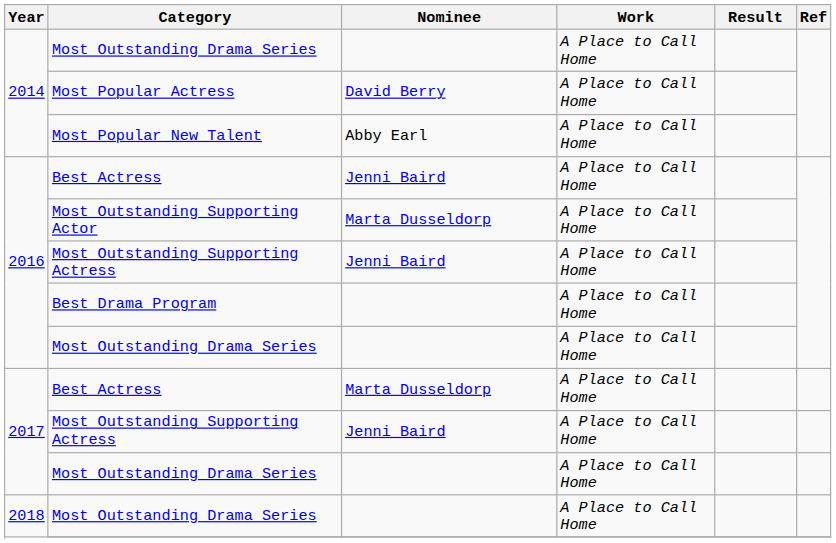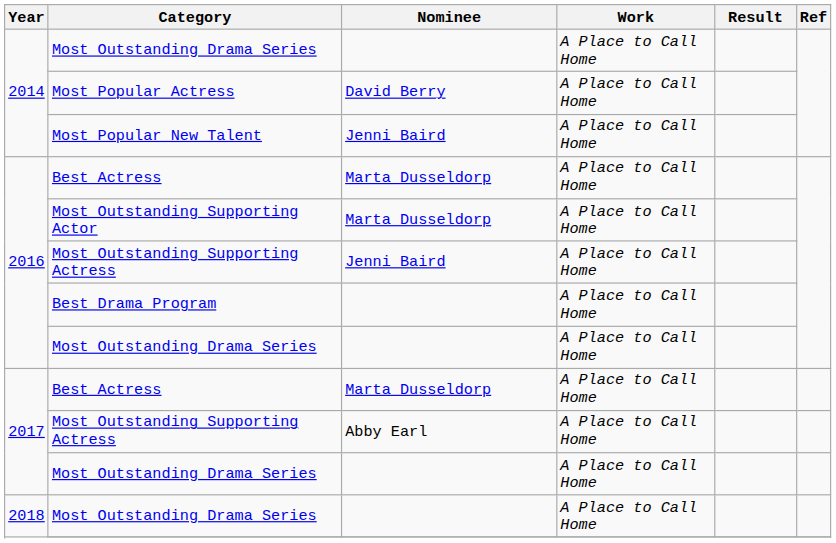(386, 135) Abby Earl -> (395, 135) Jenni Baird
(395, 178) Jenni Baird -> (418, 178) Marta Dusseldorp
(395, 432) Jenni Baird -> (386, 432) Abby Earl
